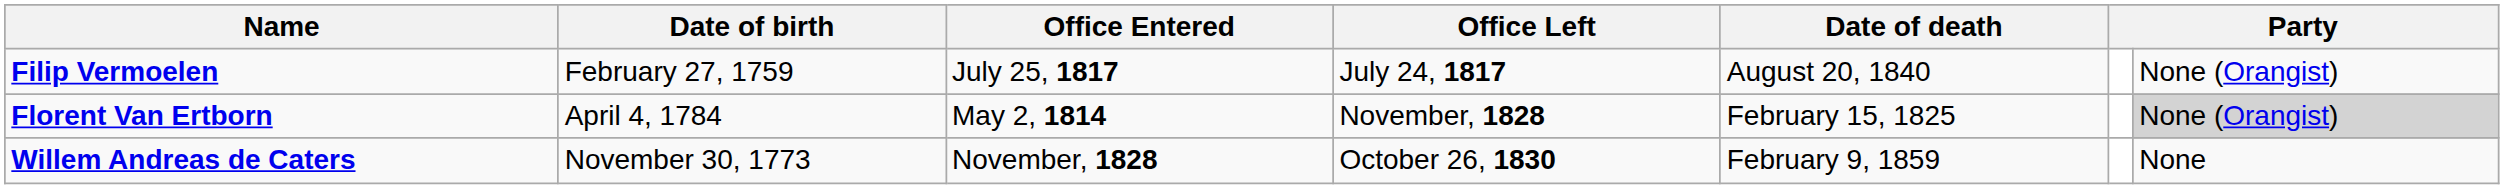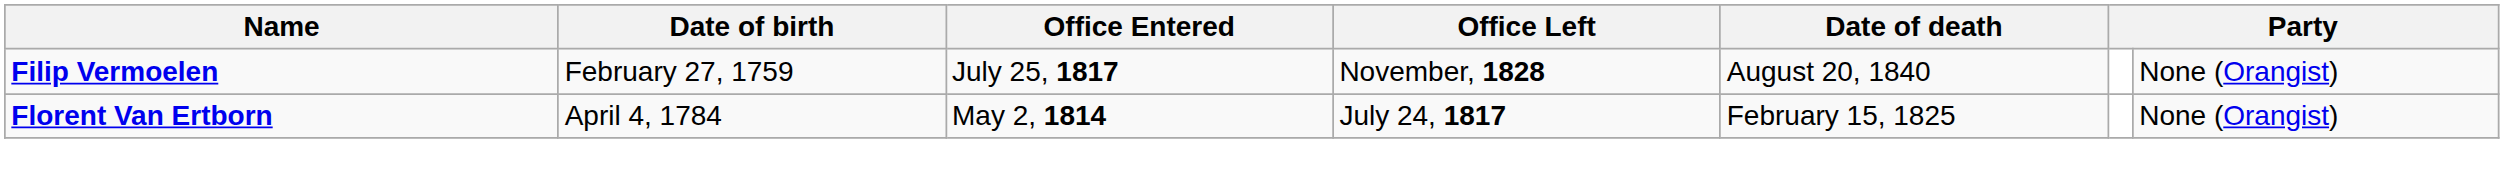(1423, 71) July 24, 1817 -> (1442, 71) November, 1828
(1442, 115) November, 1828 -> (1423, 115) July 24, 1817
(2239, 115) lightgrey background -> (2239, 115) no background
- row: (183, 159)
